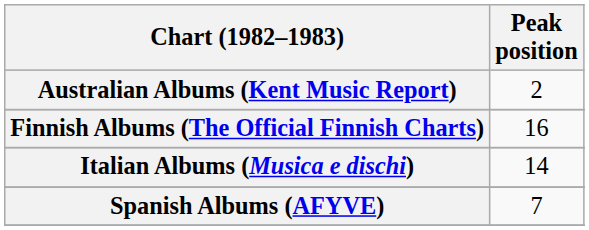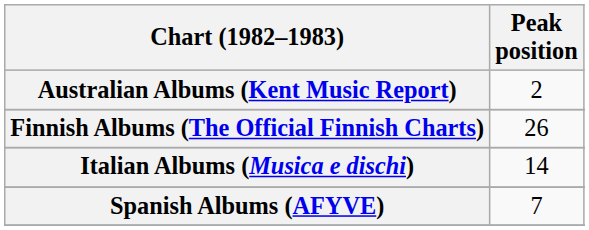(536, 128) 16 -> (536, 128) 26
